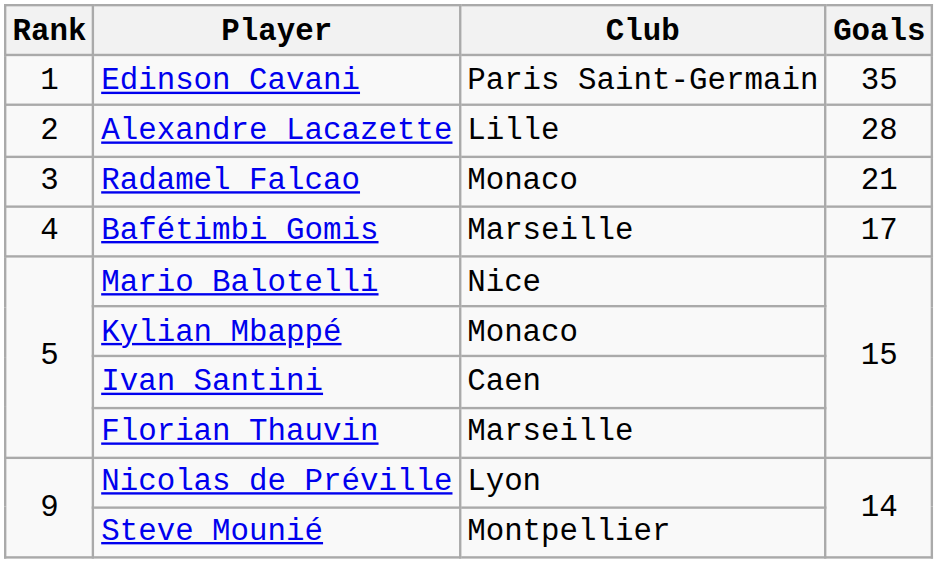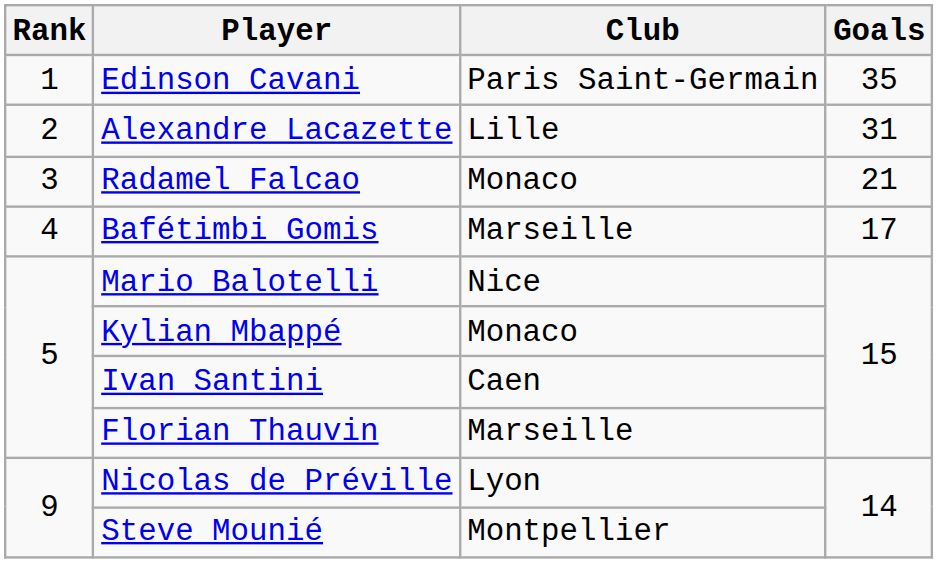(879, 131) 28 -> (879, 131) 31
